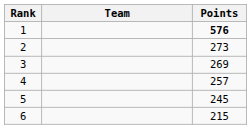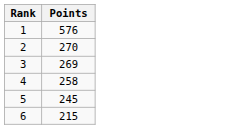- column: (117, 13)
(219, 30) bold -> (69, 30) normal
(219, 47) 273 -> (69, 47) 270
(219, 82) 257 -> (69, 82) 258
